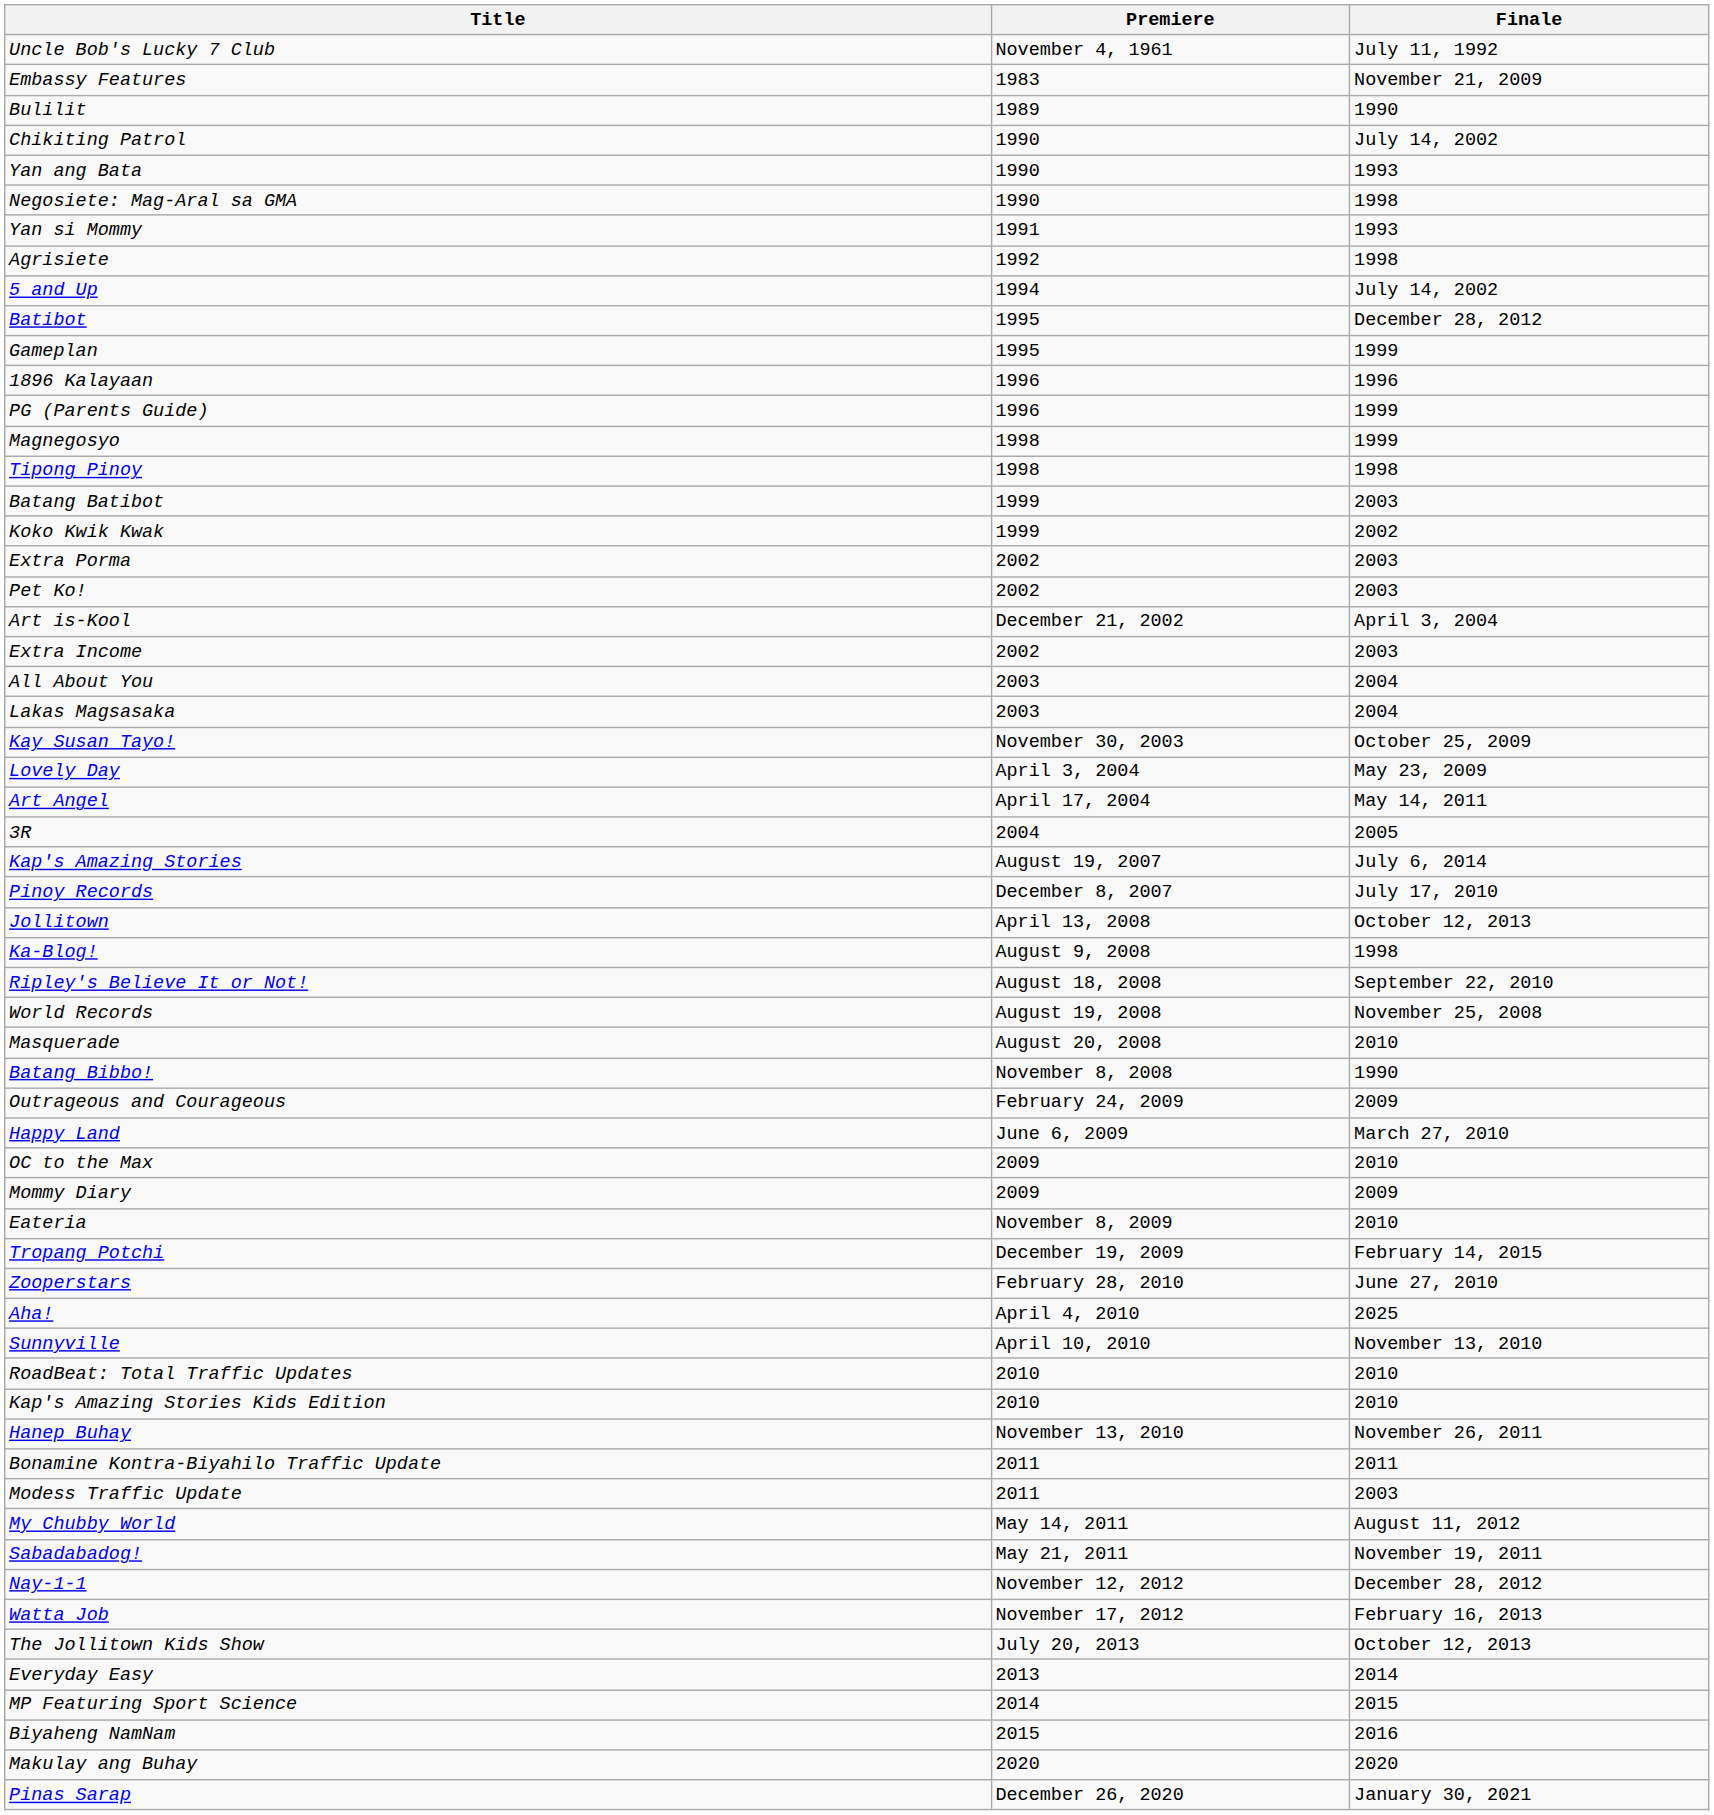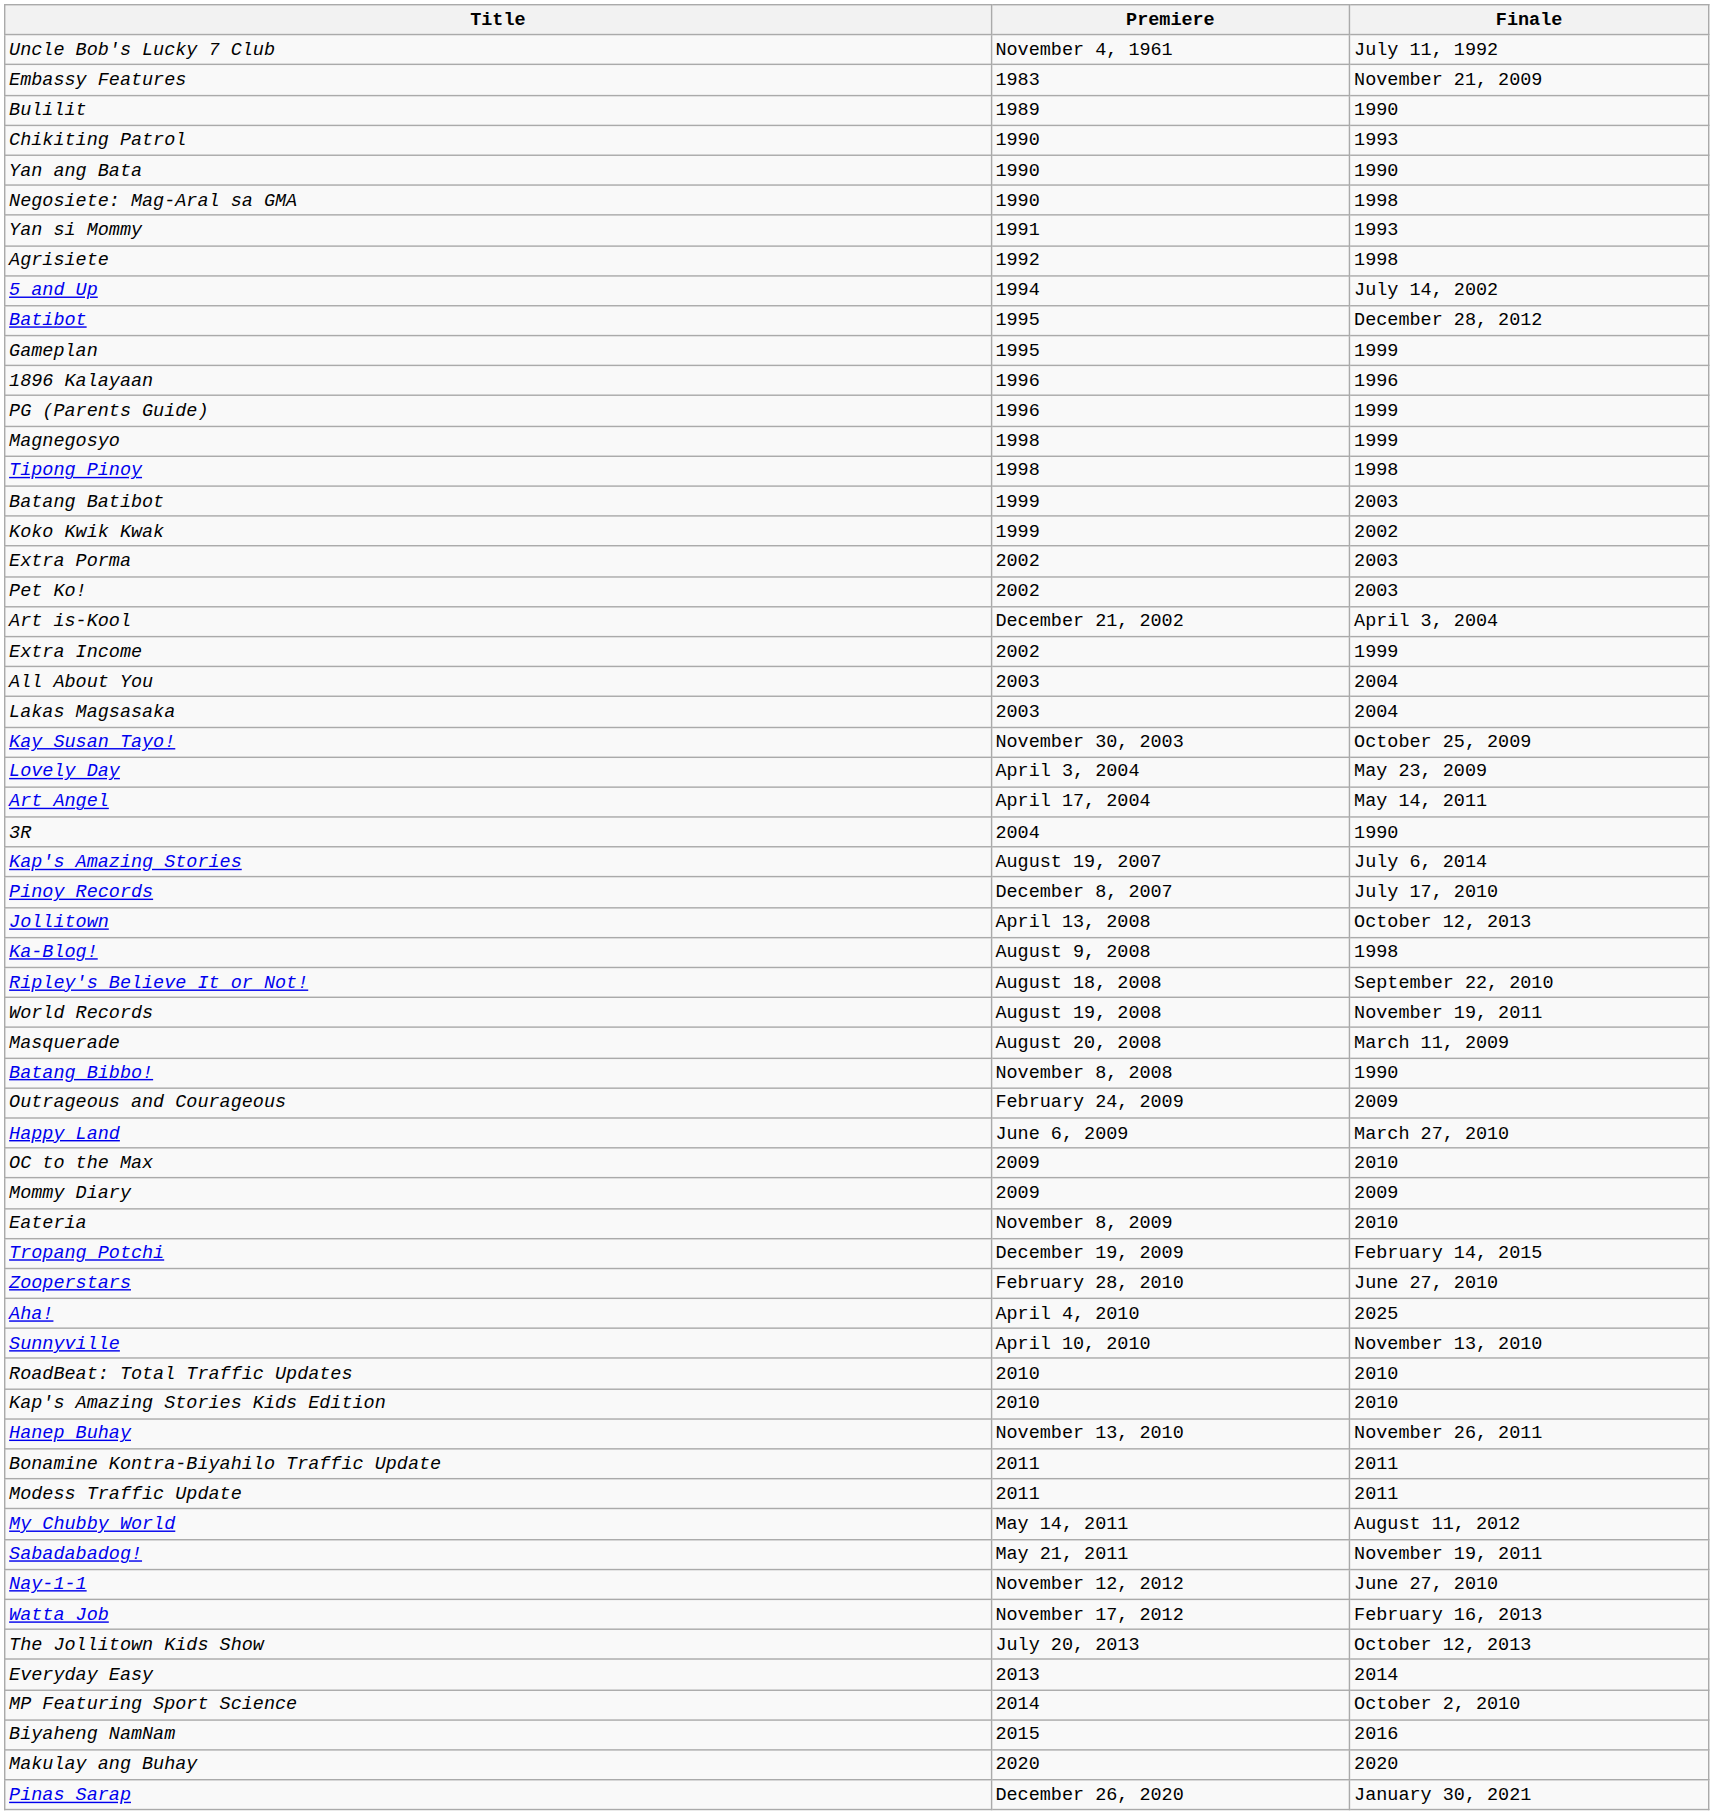(1426, 140) July 14, 2002 -> (1376, 140) 1993
(1376, 170) 1993 -> (1376, 170) 1990
(1376, 652) 2003 -> (1376, 652) 1999
(1376, 832) 2005 -> (1376, 832) 1990
(1448, 1013) November 25, 2008 -> (1448, 1013) November 19, 2011
(1376, 1043) 2010 -> (1432, 1043) March 11, 2009
(1376, 1494) 2003 -> (1376, 1494) 2011
(1448, 1584) December 28, 2012 -> (1426, 1584) June 27, 2010
(1376, 1705) 2015 -> (1437, 1705) October 2, 2010
